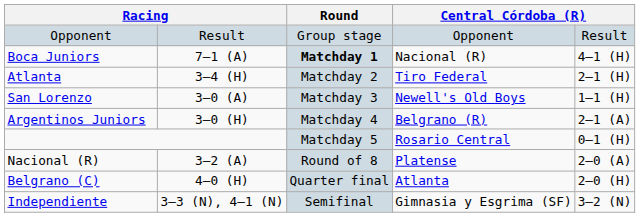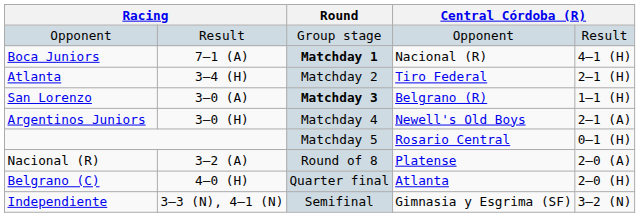(339, 98) normal -> (339, 98) bold
(460, 98) Newell's Old Boys -> (441, 98) Belgrano (R)
(441, 119) Belgrano (R) -> (460, 119) Newell's Old Boys
